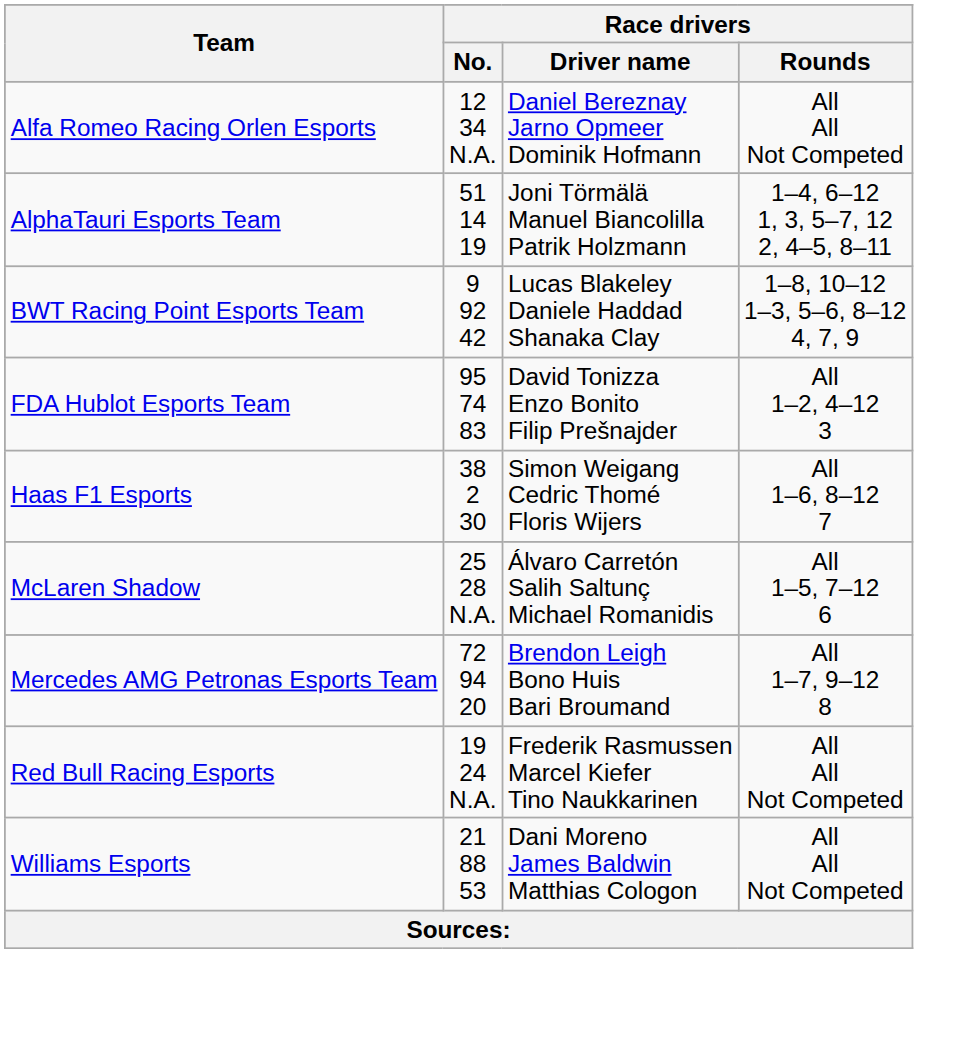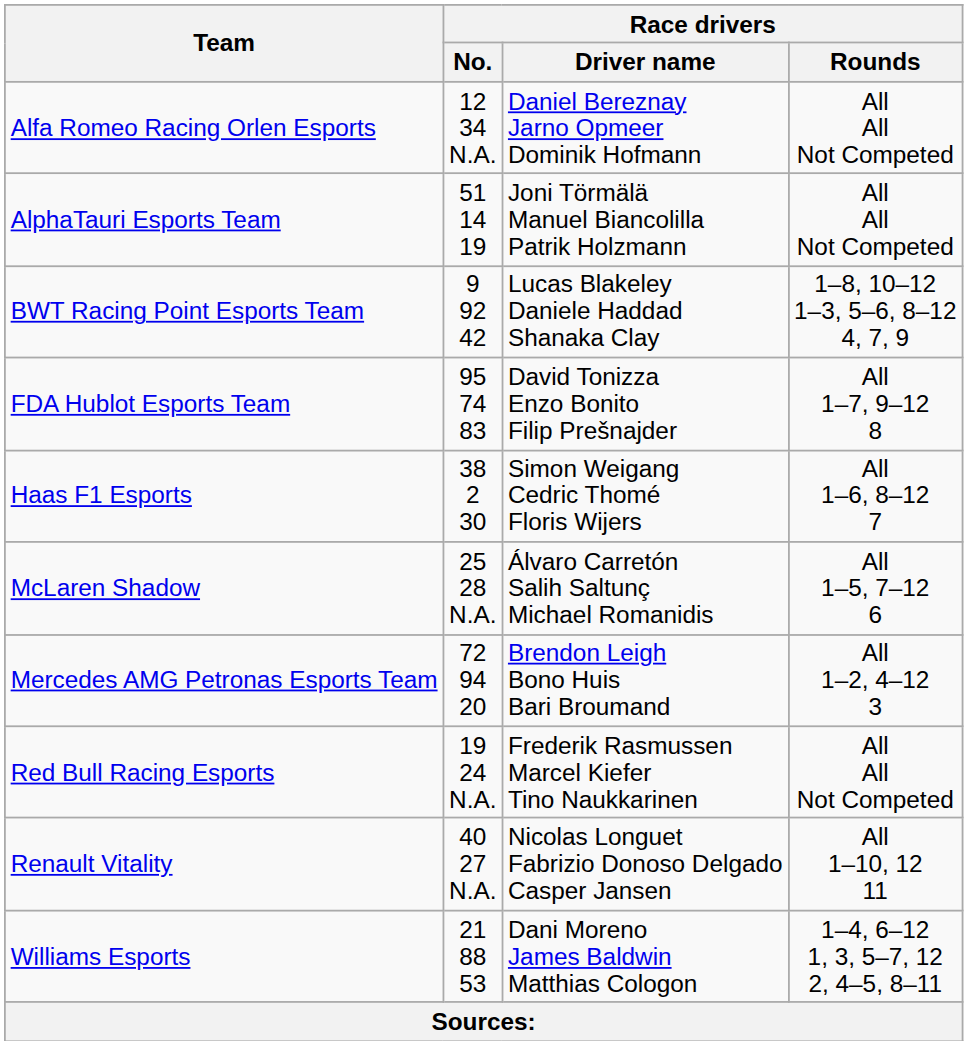(825, 219) 1–4, 6–12 1, 3, 5–7, 12 2, 4–5, 8–11 -> (875, 219) All All Not Competed
(825, 403) All 1–2, 4–12 3 -> (875, 403) All 1–7, 9–12 8
(825, 680) All 1–7, 9–12 8 -> (875, 680) All 1–2, 4–12 3
+ row: (92, 864)
(825, 864) All All Not Competed -> (875, 956) 1–4, 6–12 1, 3, 5–7, 12 2, 4–5, 8–11
